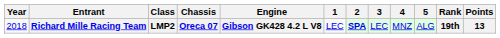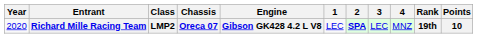- column: (426, 11)
(17, 25) 2018 -> (17, 25) 2020
(479, 25) 13 -> (457, 25) 10
